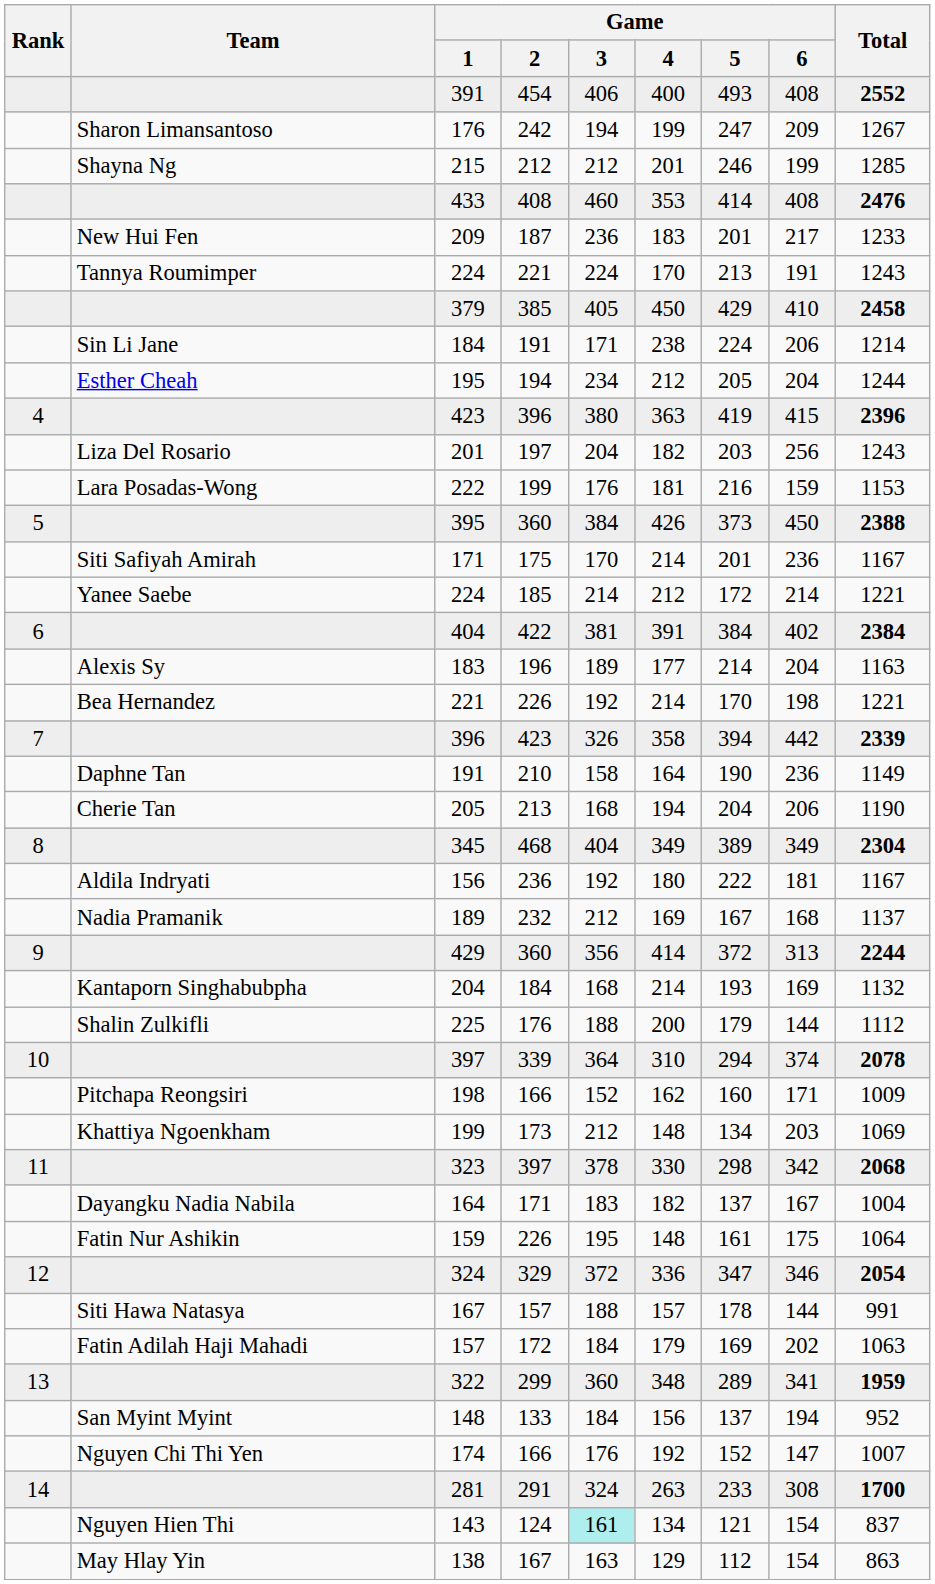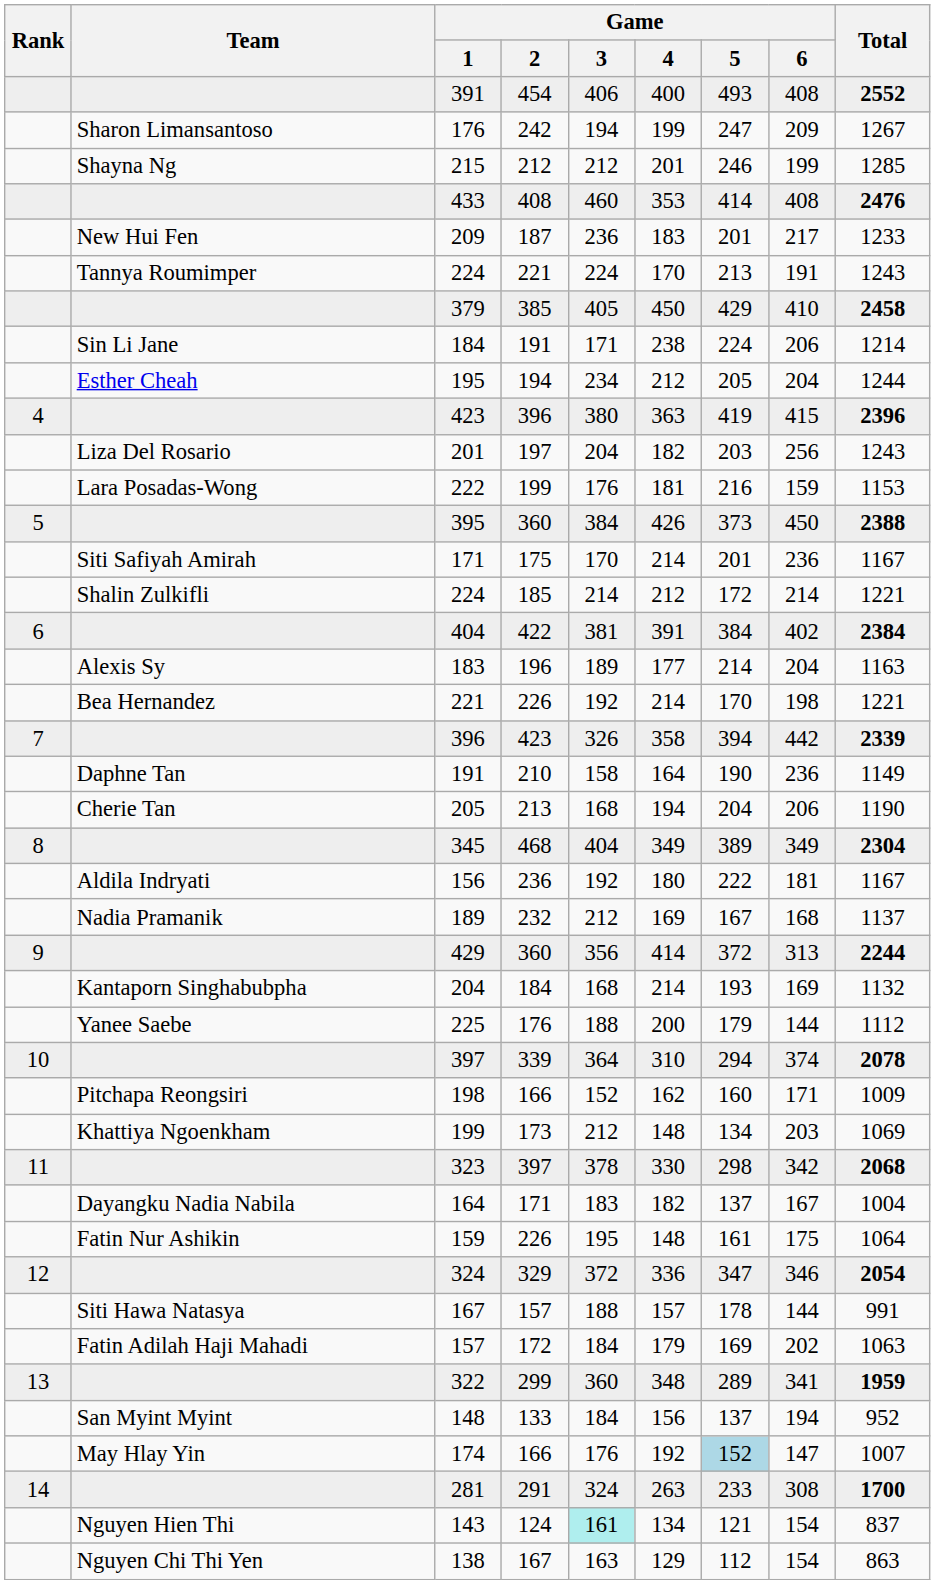(134, 594) Yanee Saebe -> (143, 594) Shalin Zulkifli
(143, 1024) Shalin Zulkifli -> (134, 1024) Yanee Saebe
(170, 1453) Nguyen Chi Thi Yen -> (141, 1453) May Hlay Yin
(735, 1453) no background -> (735, 1453) lightblue background
(141, 1560) May Hlay Yin -> (170, 1560) Nguyen Chi Thi Yen
